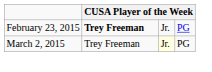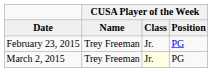+ row: (43, 28)
(114, 28) bold -> (112, 43) normal
